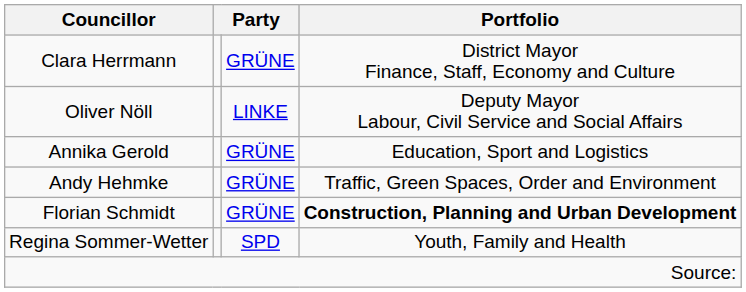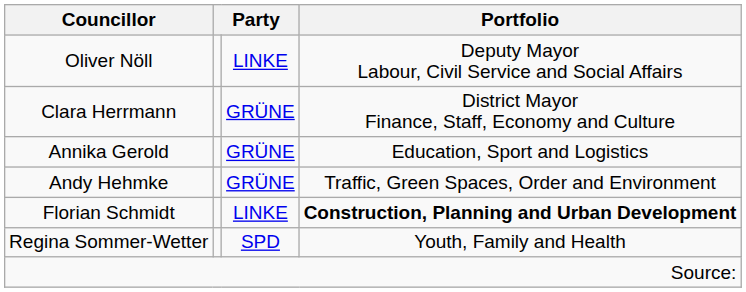rows swapped: (109, 61) <-> (109, 112)
(260, 212) GRÜNE -> (260, 212) LINKE
